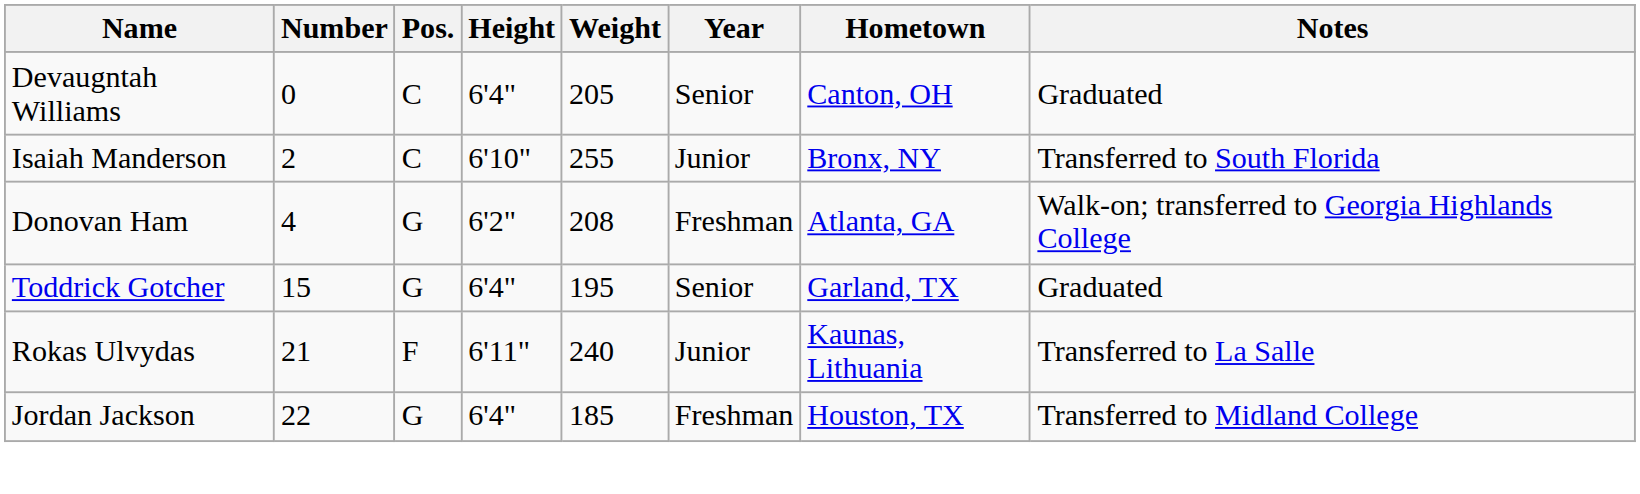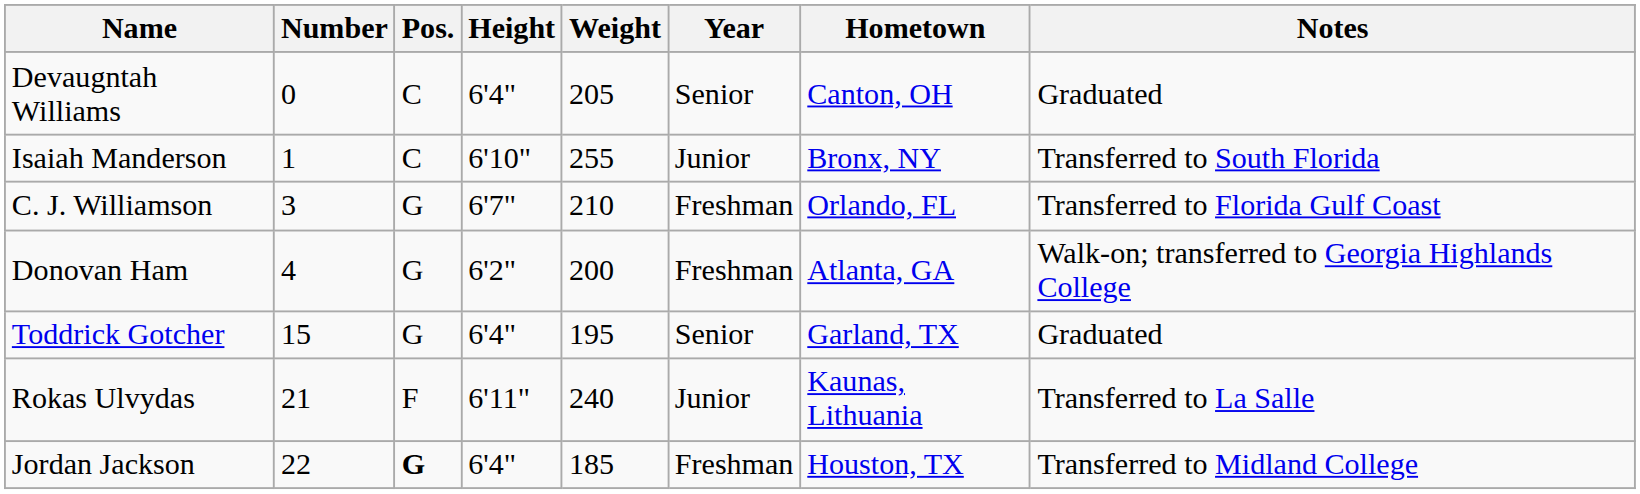(288, 157) 2 -> (288, 157) 1
+ row: (112, 205)
(592, 222) 208 -> (592, 269) 200
(413, 416) normal -> (413, 463) bold
